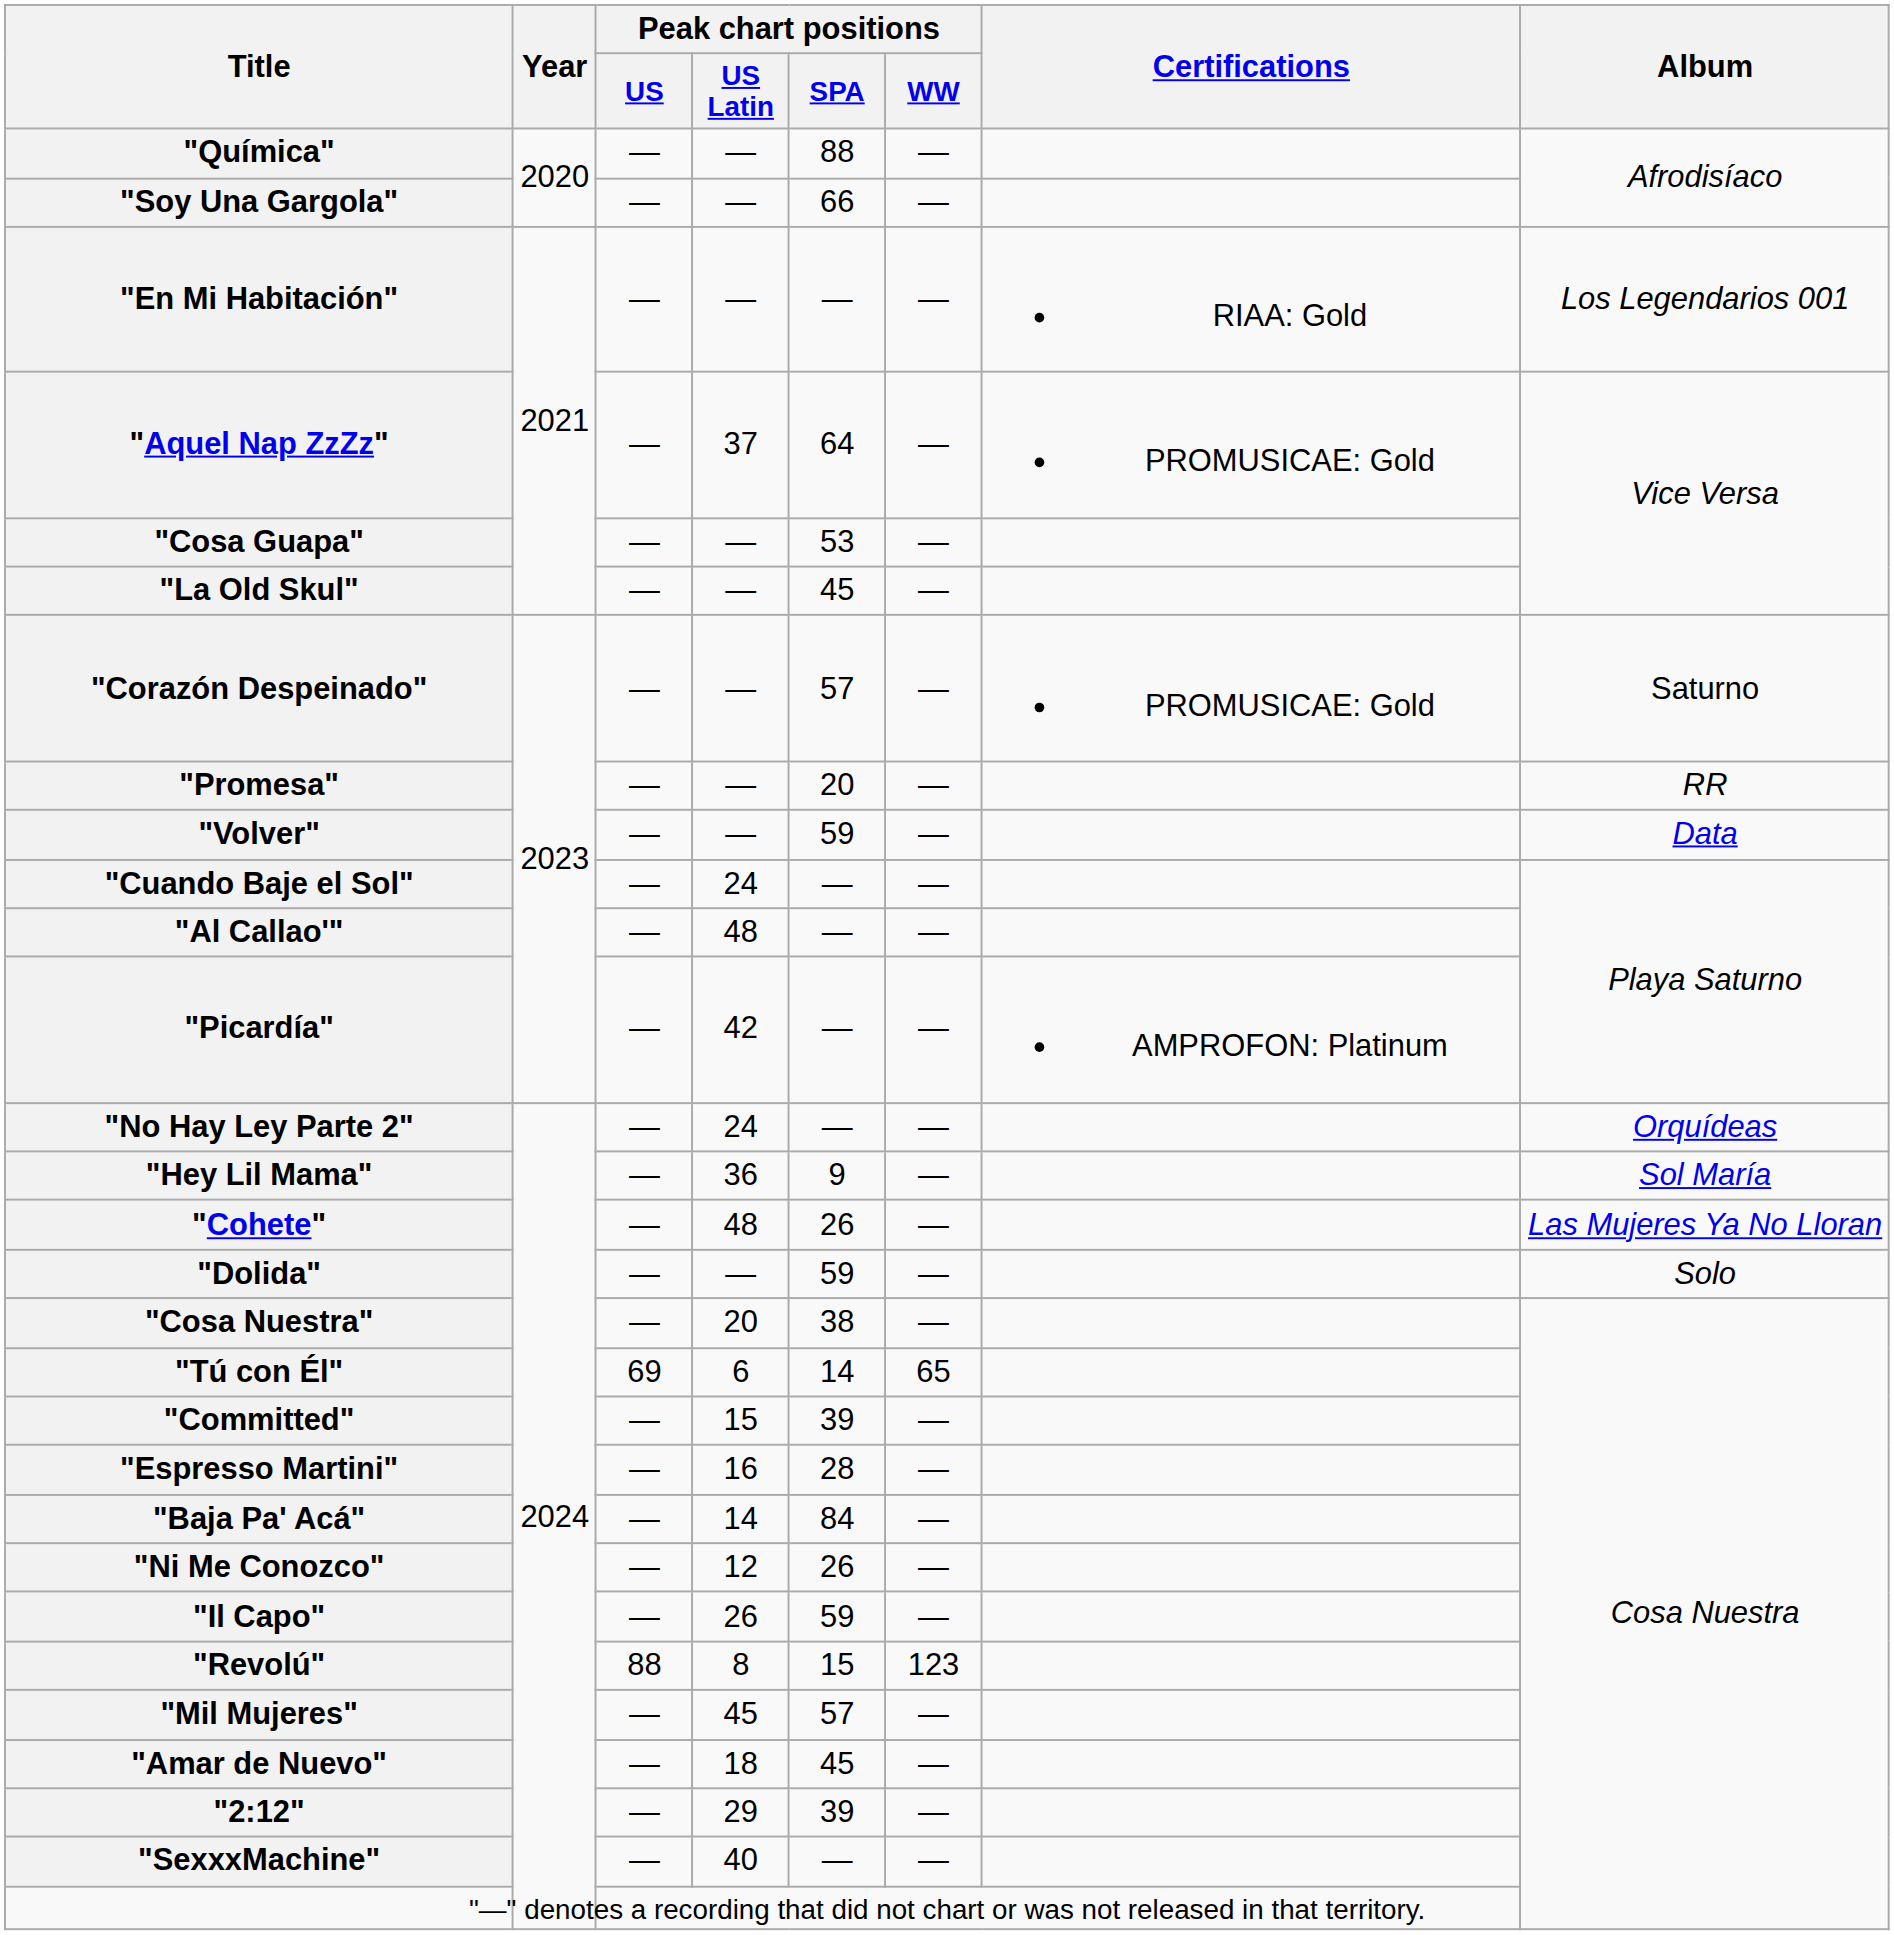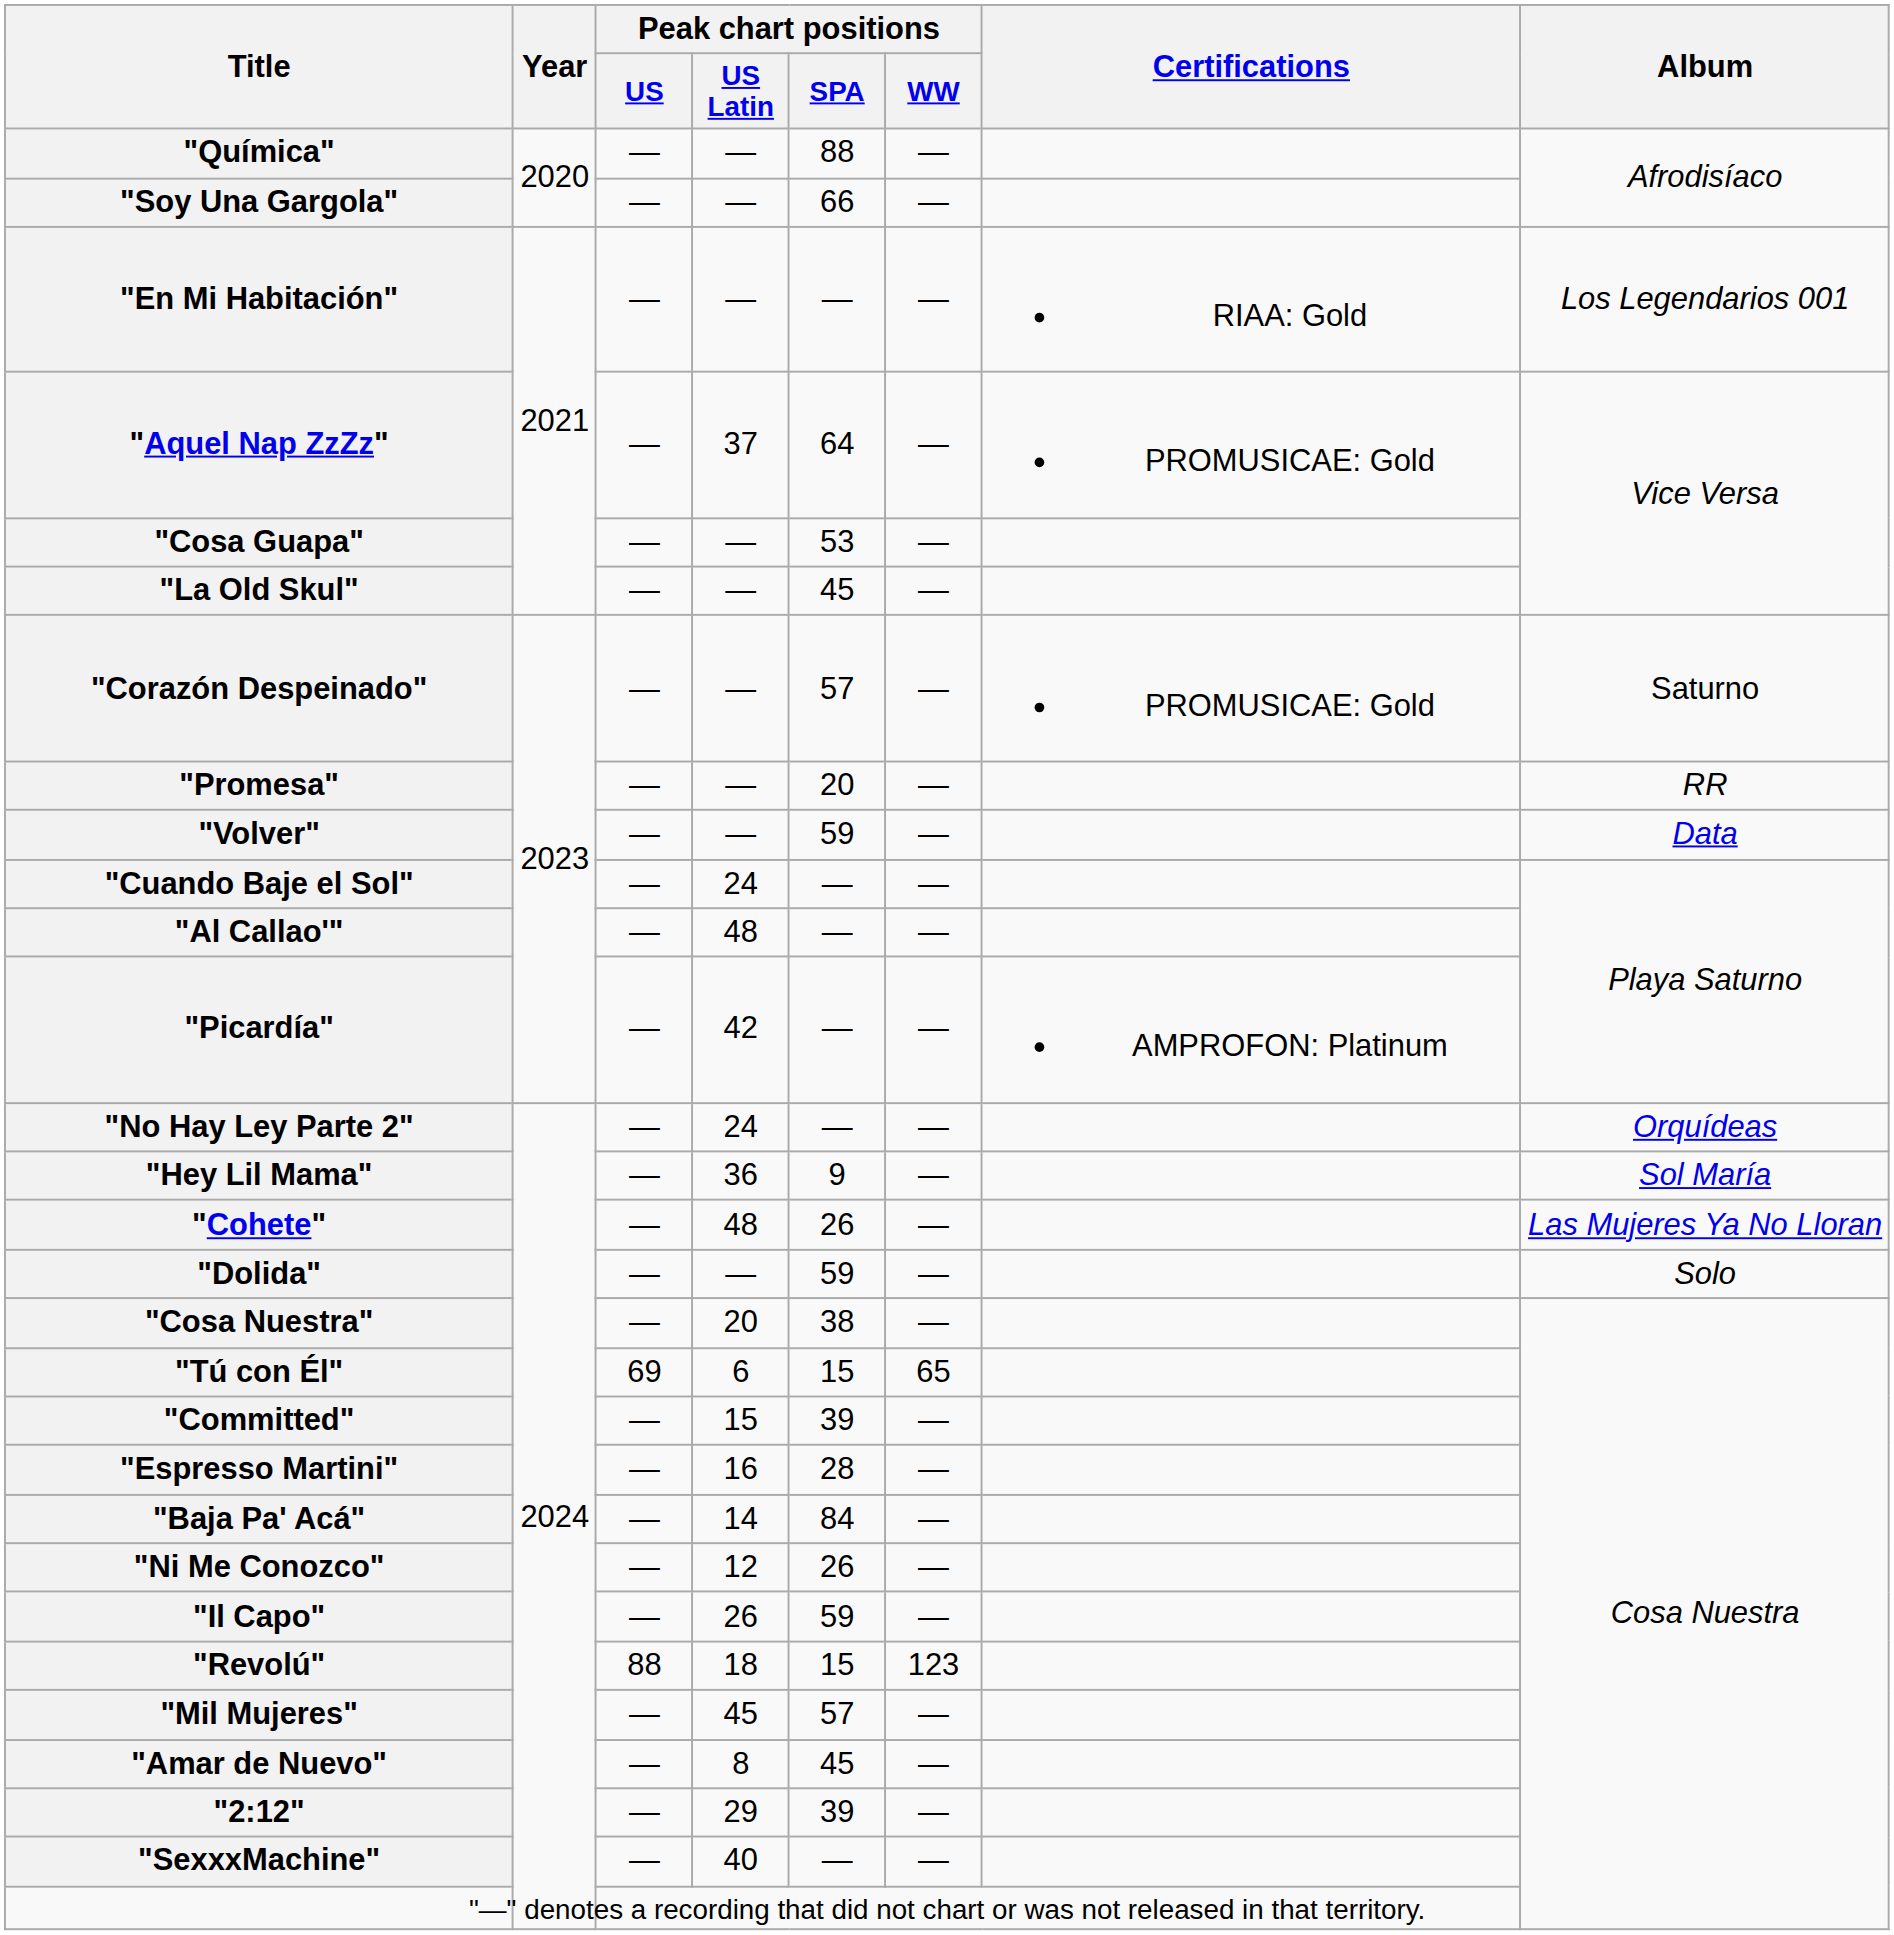(837, 1371) 14 -> (837, 1371) 15
(741, 1665) 8 -> (741, 1665) 18
(741, 1763) 18 -> (741, 1763) 8
